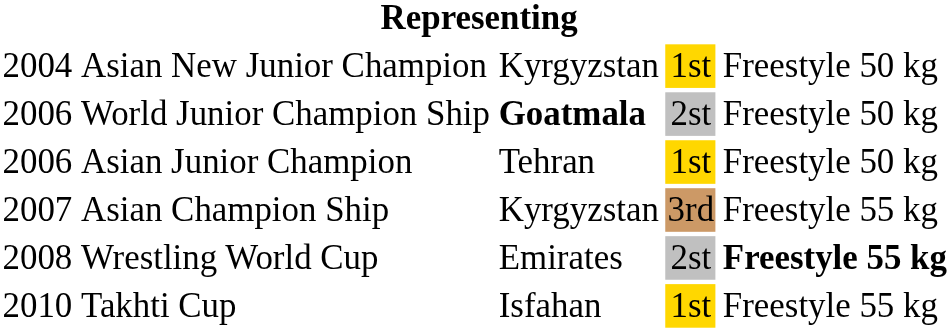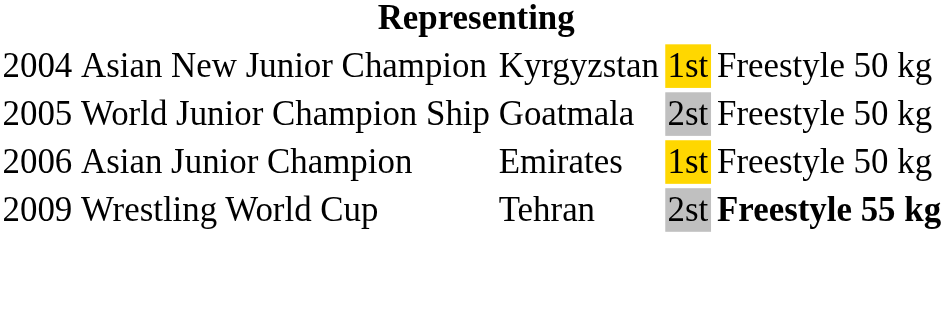(37, 113) 2006 -> (37, 113) 2005
(572, 113) bold -> (567, 113) normal
(547, 161) Tehran -> (561, 161) Emirates
- row: (235, 209)
(37, 257) 2008 -> (37, 209) 2009
(561, 257) Emirates -> (547, 209) Tehran
- row: (159, 305)
